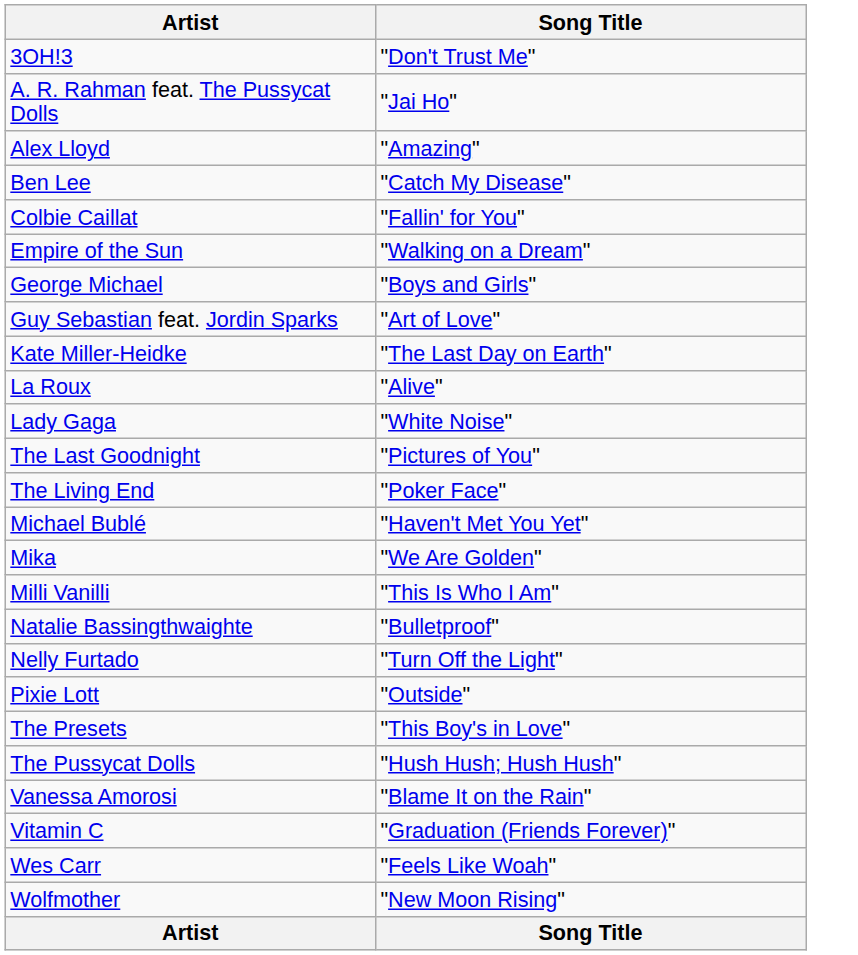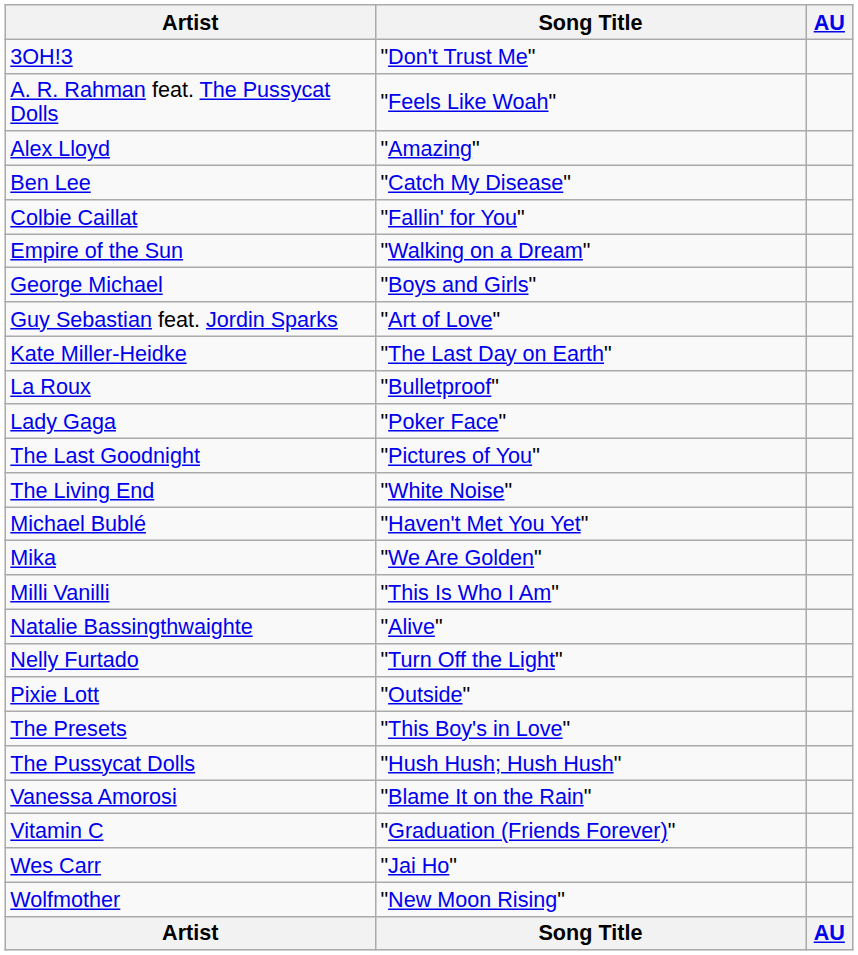+ column: (829, 22)
(419, 102) "Jai Ho" -> (468, 102) "Feels Like Woah"
(412, 387) "Alive" -> (440, 387) "Bulletproof"
(446, 421) "White Noise" -> (443, 421) "Poker Face"
(443, 489) "Poker Face" -> (446, 489) "White Noise"
(440, 626) "Bulletproof" -> (412, 626) "Alive"
(468, 865) "Feels Like Woah" -> (419, 865) "Jai Ho"
